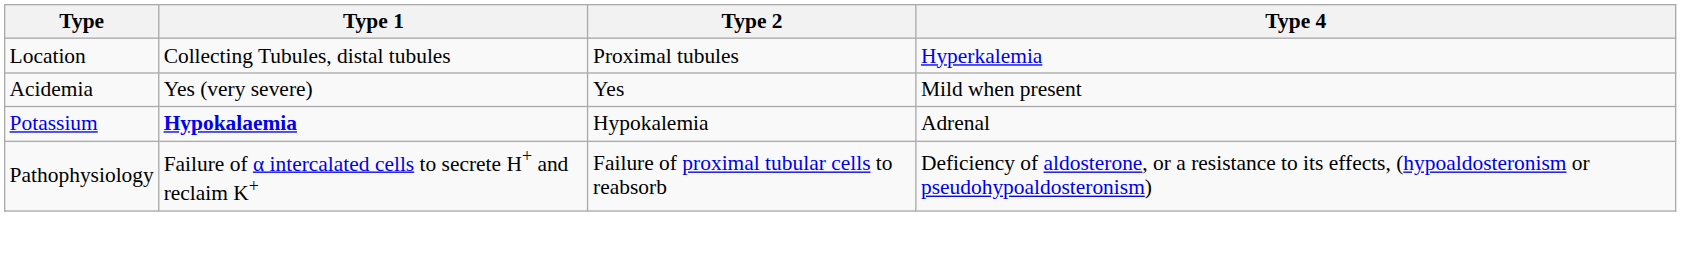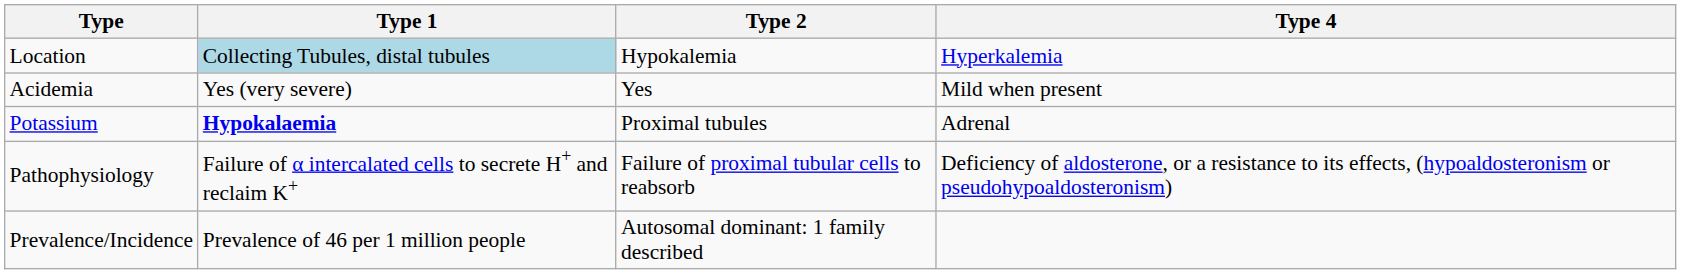(307, 55) no background -> (346, 55) lightblue background
(666, 55) Proximal tubules -> (679, 55) Hypokalemia
(651, 123) Hypokalemia -> (694, 123) Proximal tubules
+ row: (101, 239)
